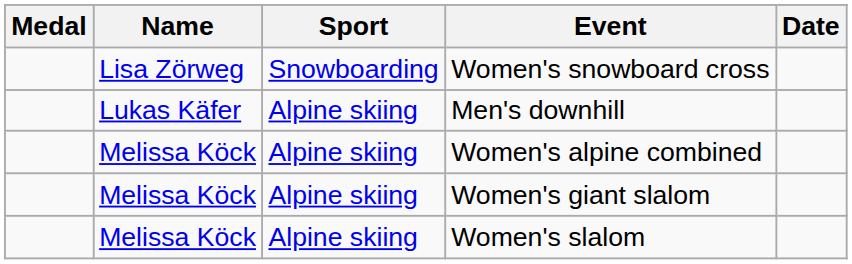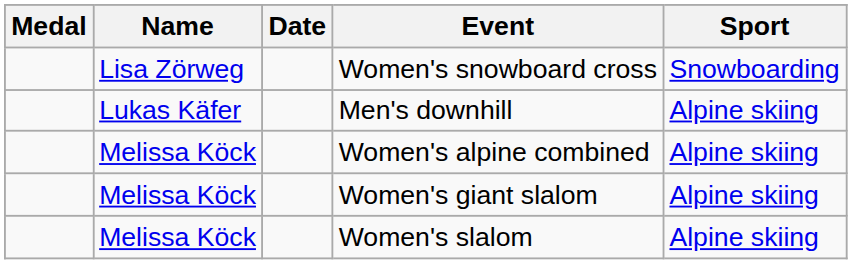columns swapped: (354, 26) <-> (811, 26)
